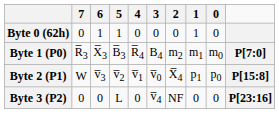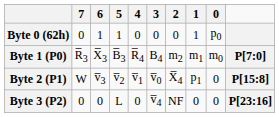(216, 33) 0 -> (216, 34) p0
(216, 75) p0 -> (216, 78) 0
